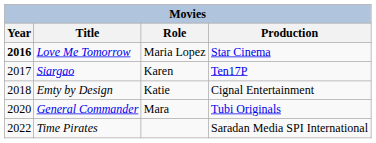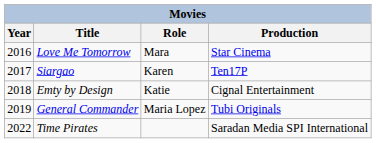(19, 52) bold -> (19, 52) normal
(175, 52) Maria Lopez -> (157, 52) Mara
(19, 109) 2020 -> (19, 109) 2019
(157, 109) Mara -> (175, 109) Maria Lopez
